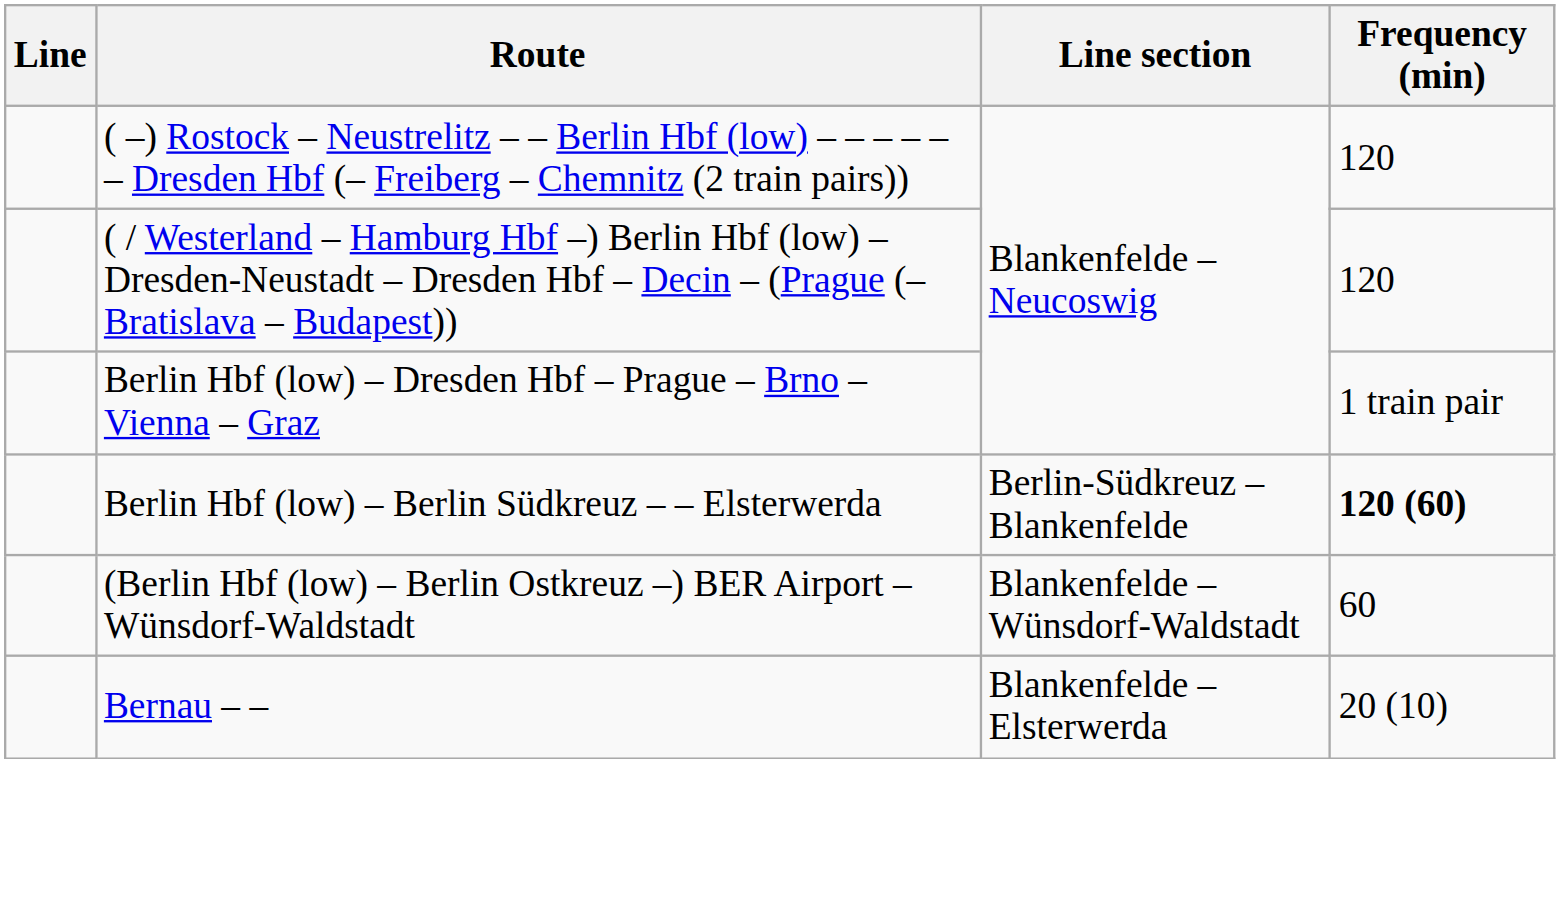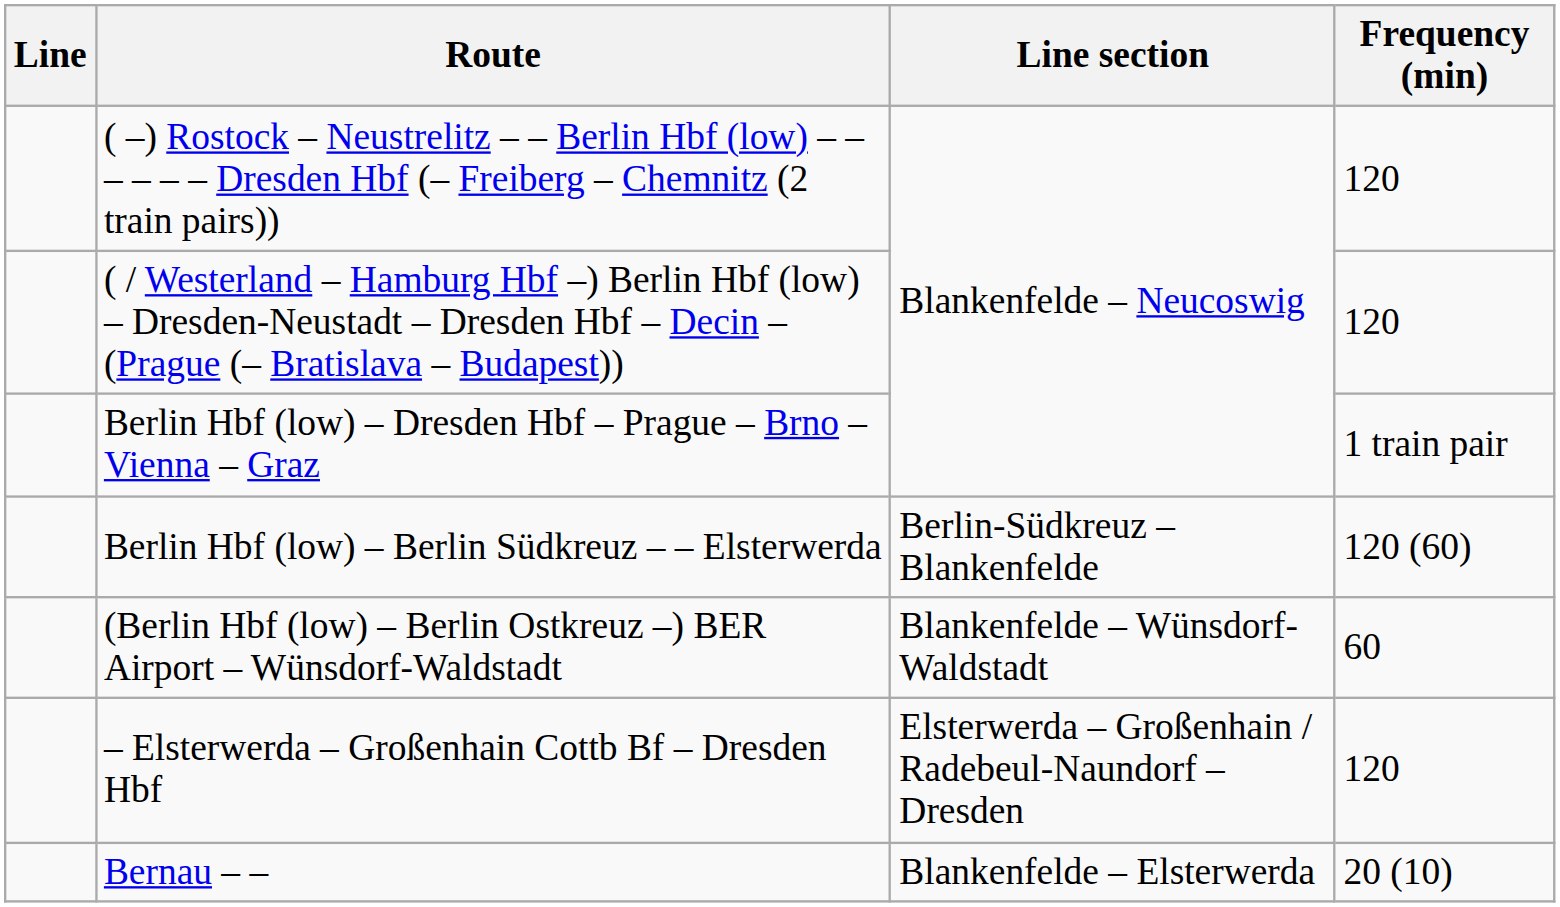(1403, 503) bold -> (1407, 545) normal
+ row: (465, 769)
